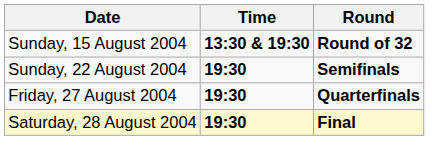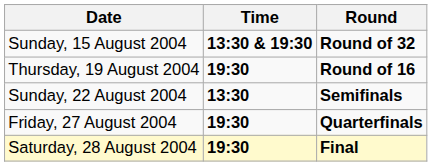+ row: (104, 69)
(225, 69) 19:30 -> (228, 95) 13:30
